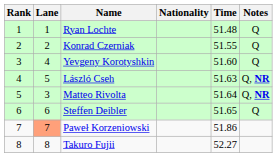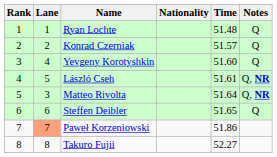(225, 45) 51.55 -> (225, 45) 51.57
(225, 78) 51.63 -> (225, 78) 51.61
